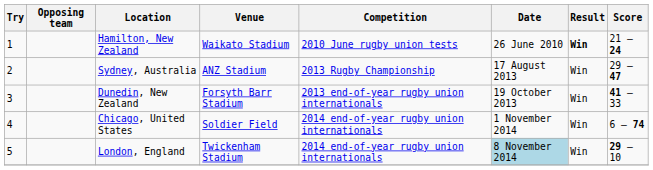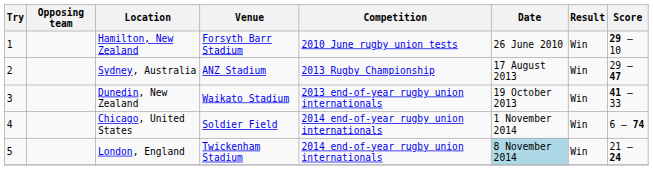(246, 45) Waikato Stadium -> (237, 45) Forsyth Barr Stadium
(579, 45) bold -> (579, 45) normal
(621, 45) 21 – 24 -> (621, 45) 29 – 10
(237, 98) Forsyth Barr Stadium -> (246, 98) Waikato Stadium
(621, 152) 29 – 10 -> (621, 152) 21 – 24
